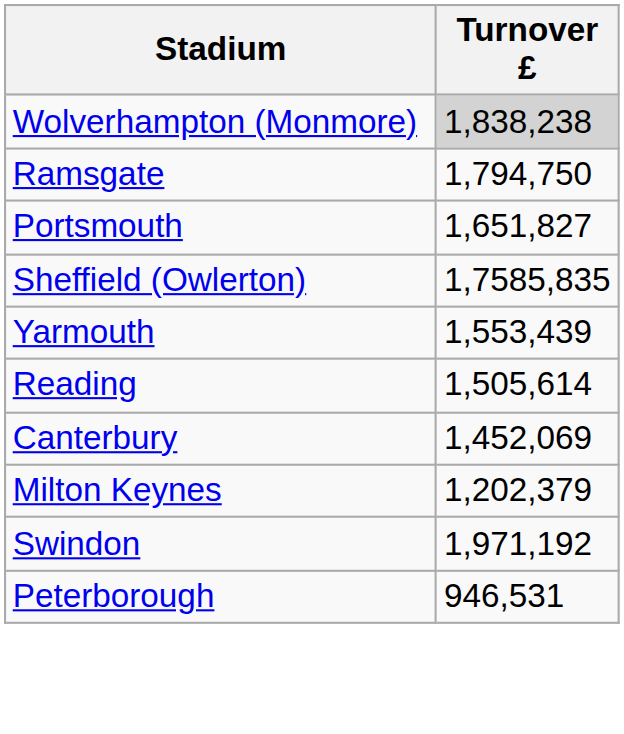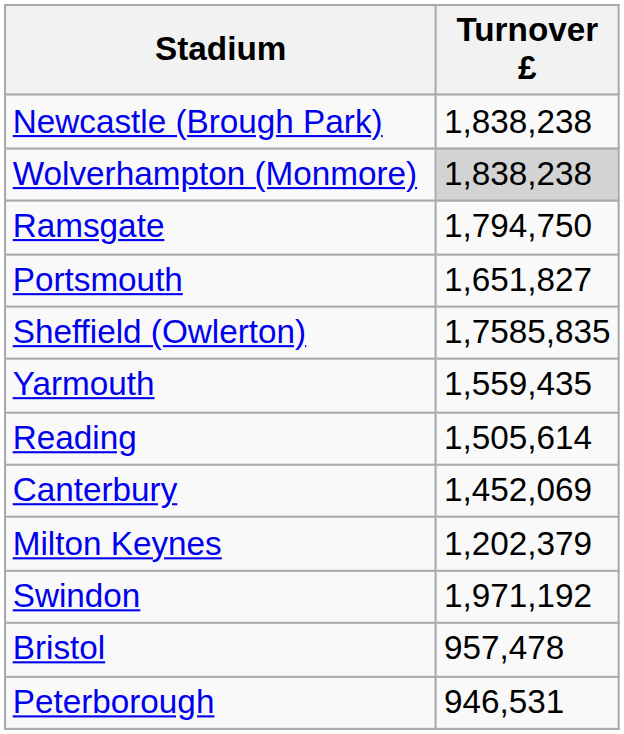+ row: (198, 121)
(518, 332) 1,553,439 -> (518, 385) 1,559,435
+ row: (59, 648)
